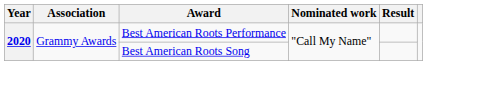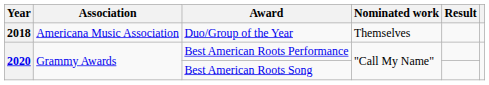+ row: (239, 32)
